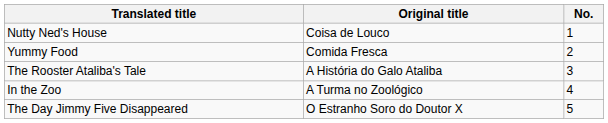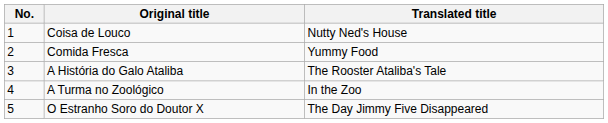columns swapped: (584, 14) <-> (154, 14)
